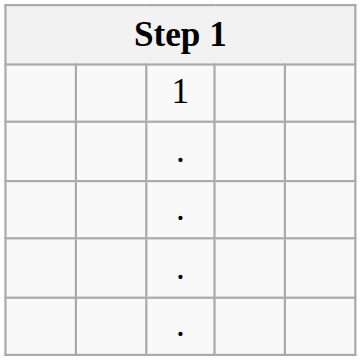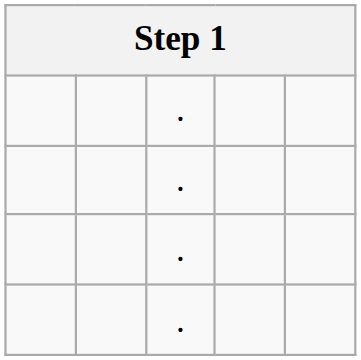- row: (40, 93)
